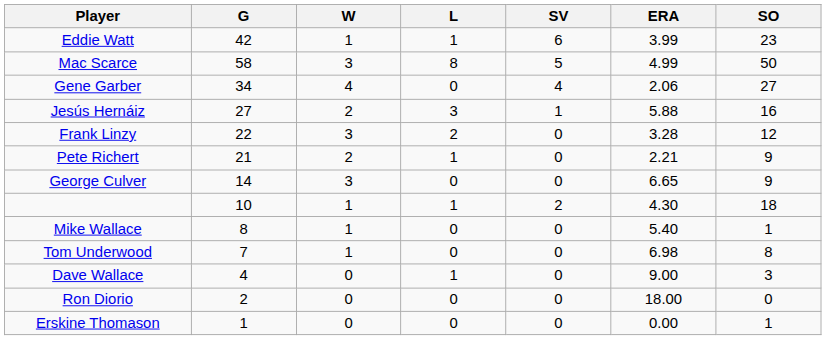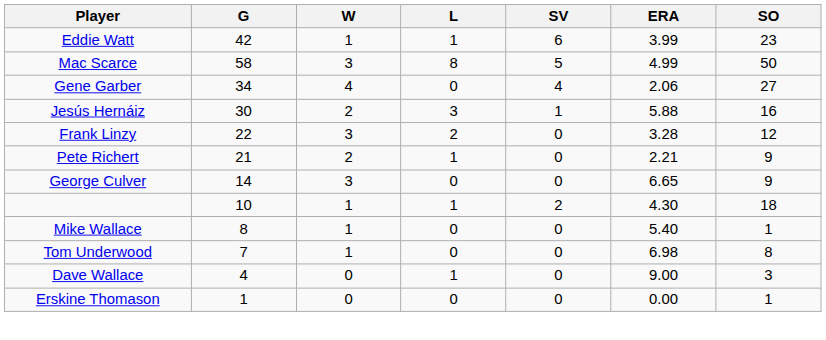(244, 110) 27 -> (244, 110) 30
- row: (98, 299)
